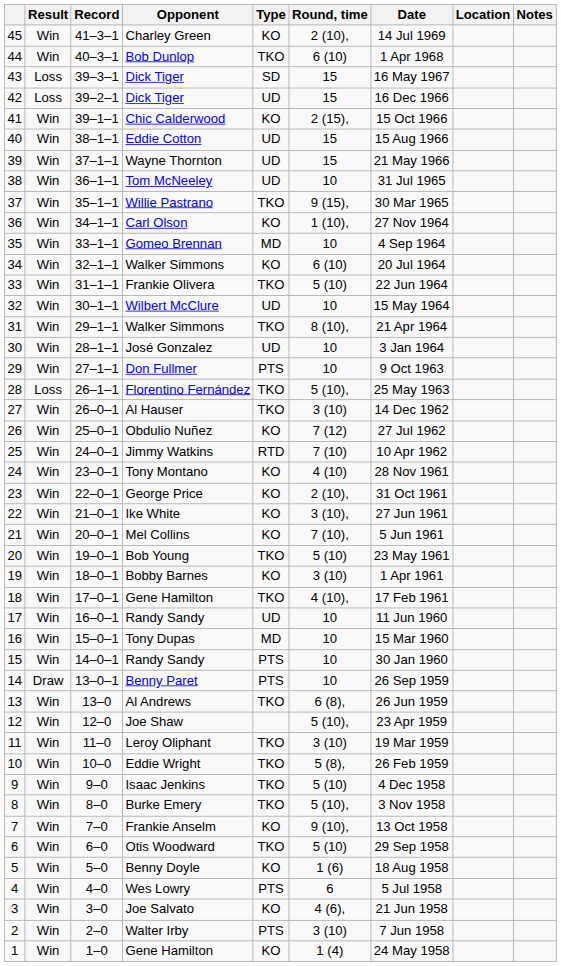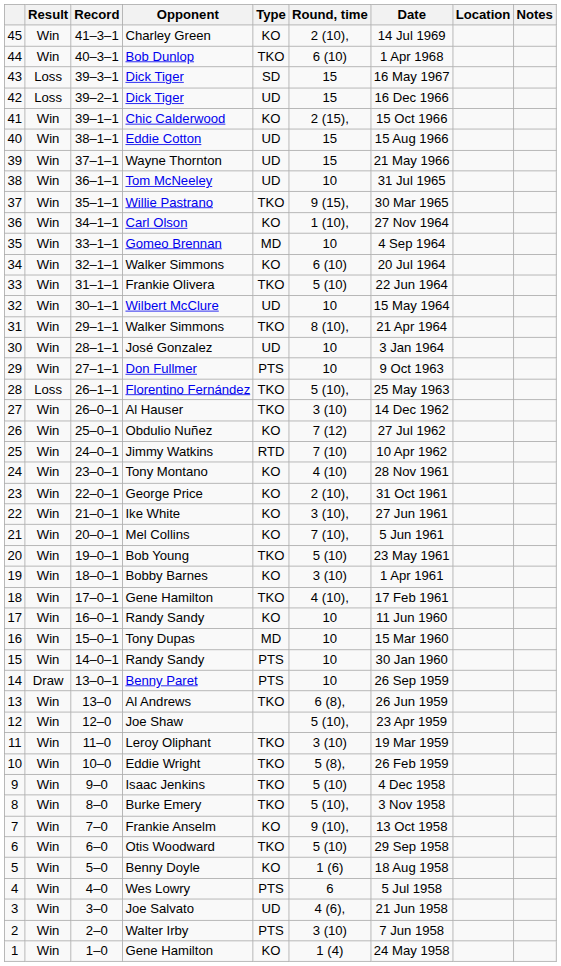(271, 618) UD -> (271, 618) KO
(271, 909) KO -> (271, 909) UD
